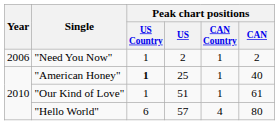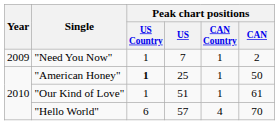(18, 57) 2006 -> (18, 57) 2009
(183, 57) 2 -> (183, 57) 7
(257, 75) 40 -> (257, 75) 50
(257, 111) 80 -> (257, 111) 70
